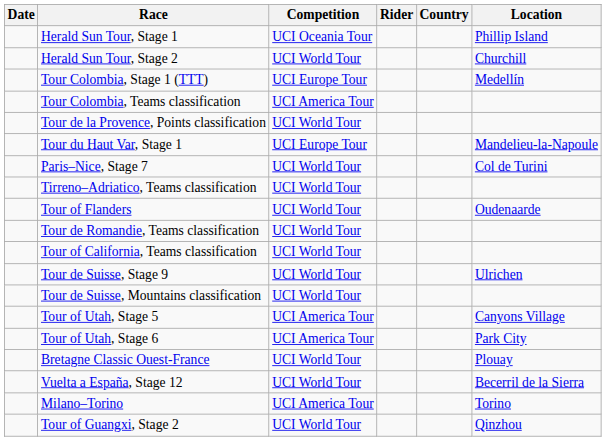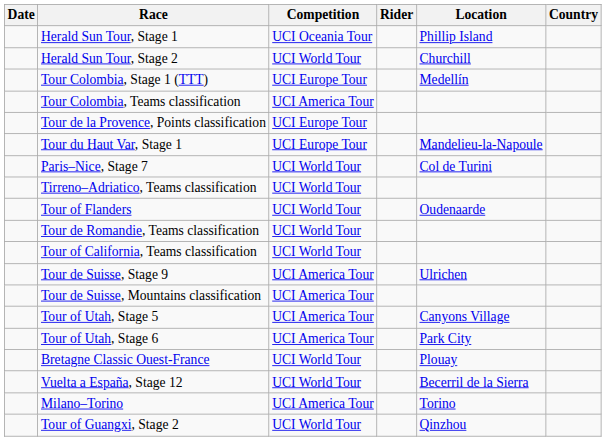columns swapped: (444, 15) <-> (536, 15)
(317, 123) UCI World Tour -> (320, 123) UCI Europe Tour
(317, 274) UCI World Tour -> (323, 274) UCI America Tour
(317, 295) UCI World Tour -> (323, 295) UCI America Tour
